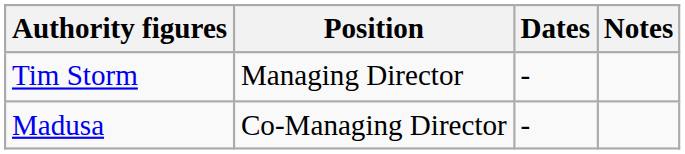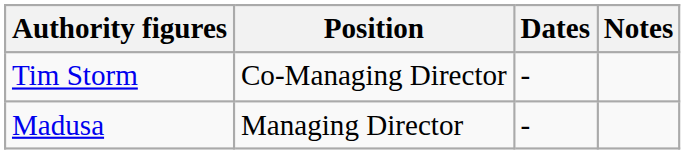(352, 76) Managing Director -> (374, 76) Co-Managing Director
(374, 124) Co-Managing Director -> (352, 124) Managing Director
